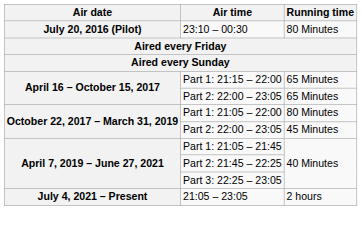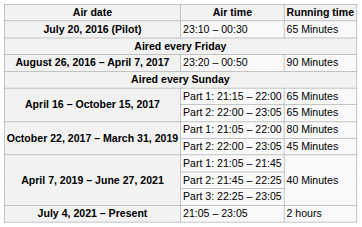(312, 29) 80 Minutes -> (312, 29) 65 Minutes
+ row: (92, 63)
